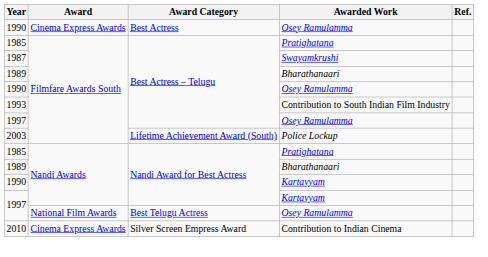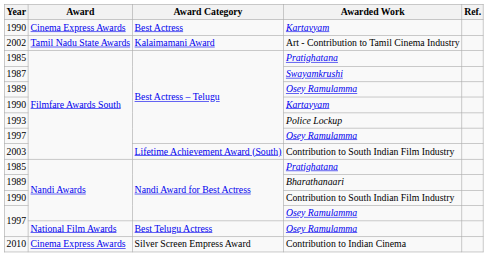(317, 27) Osey Ramulamma -> (308, 27) Kartavyam
+ row: (16, 43)
(310, 74) Bharathanaari -> (322, 89) Osey Ramulamma
(317, 89) Osey Ramulamma -> (308, 105) Kartavyam
(366, 105) Contribution to South Indian Film Industry -> (314, 120) Police Lockup
(310, 136) Police Lockup -> (370, 151) Contribution to South Indian Film Industry
(303, 182) Kartavyam -> (370, 197) Contribution to South Indian Film Industry
(303, 197) Kartavyam -> (322, 213) Osey Ramulamma
